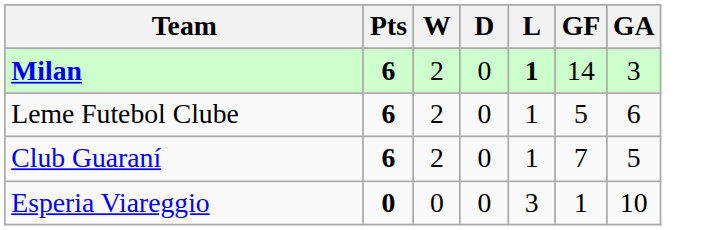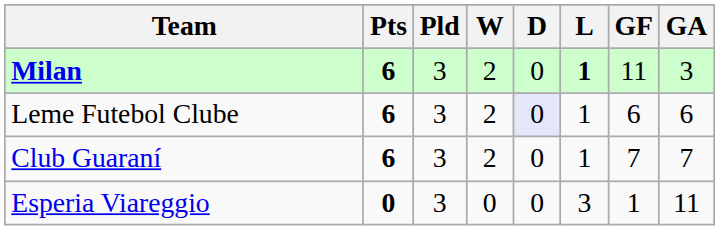+ column: (440, 26)
(581, 70) 14 -> (634, 70) 11
(484, 114) no background -> (537, 114) lavender background
(581, 114) 5 -> (634, 114) 6
(634, 158) 5 -> (686, 158) 7
(634, 202) 10 -> (686, 202) 11
